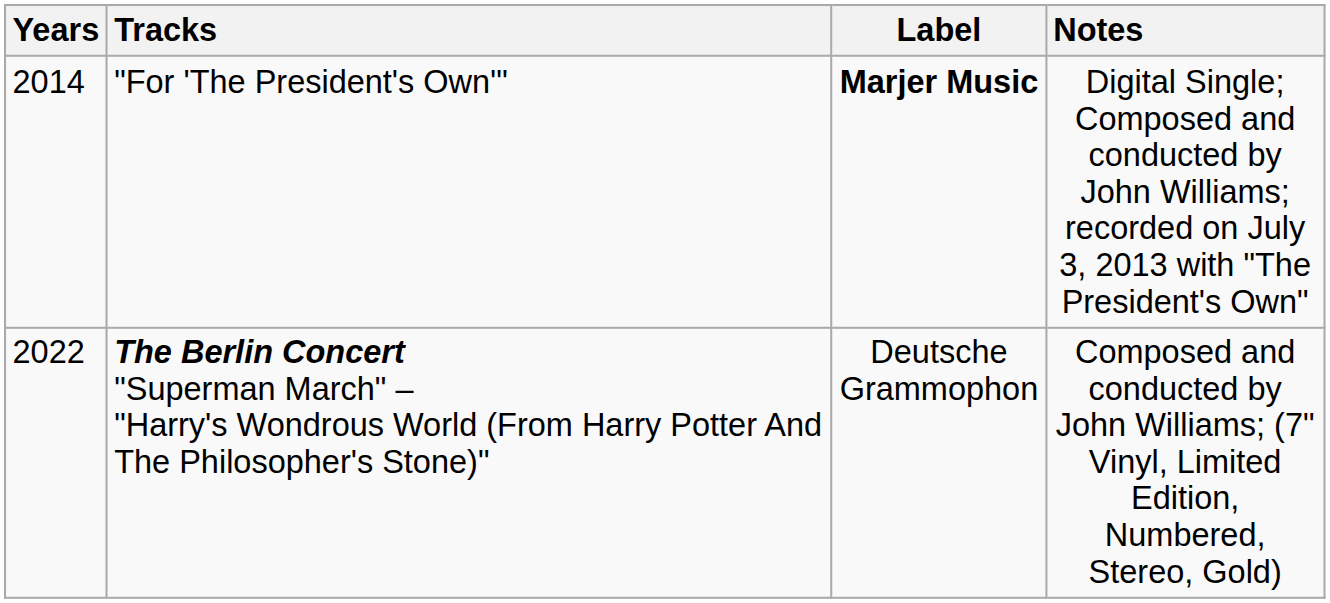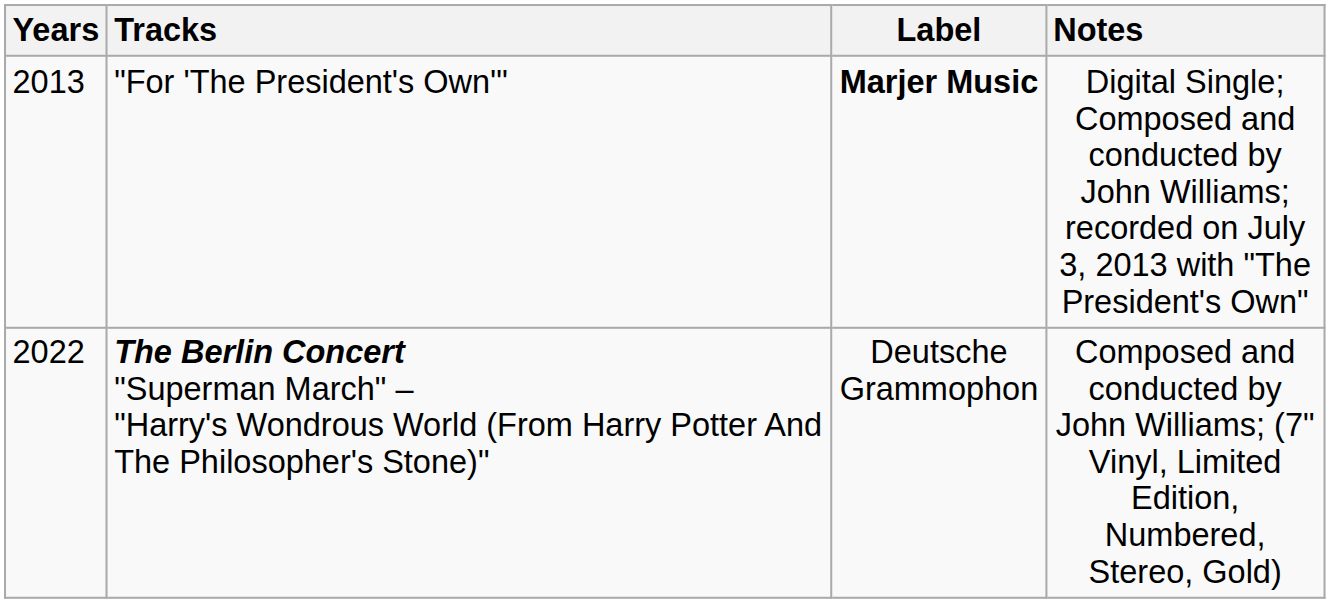(49, 81) 2014 -> (49, 81) 2013
